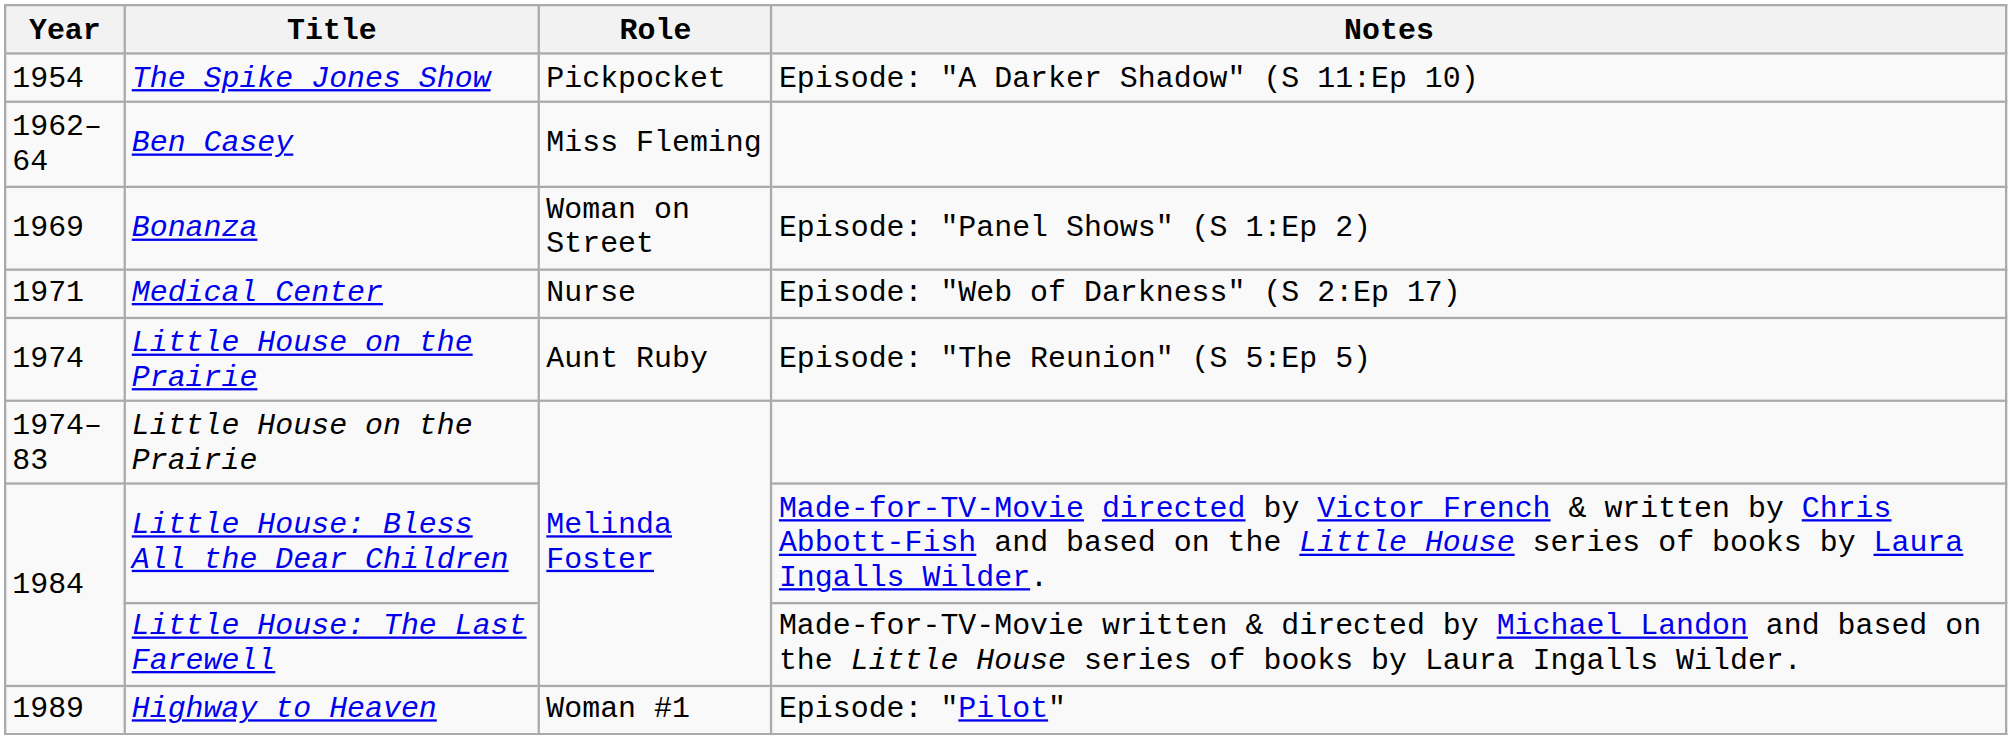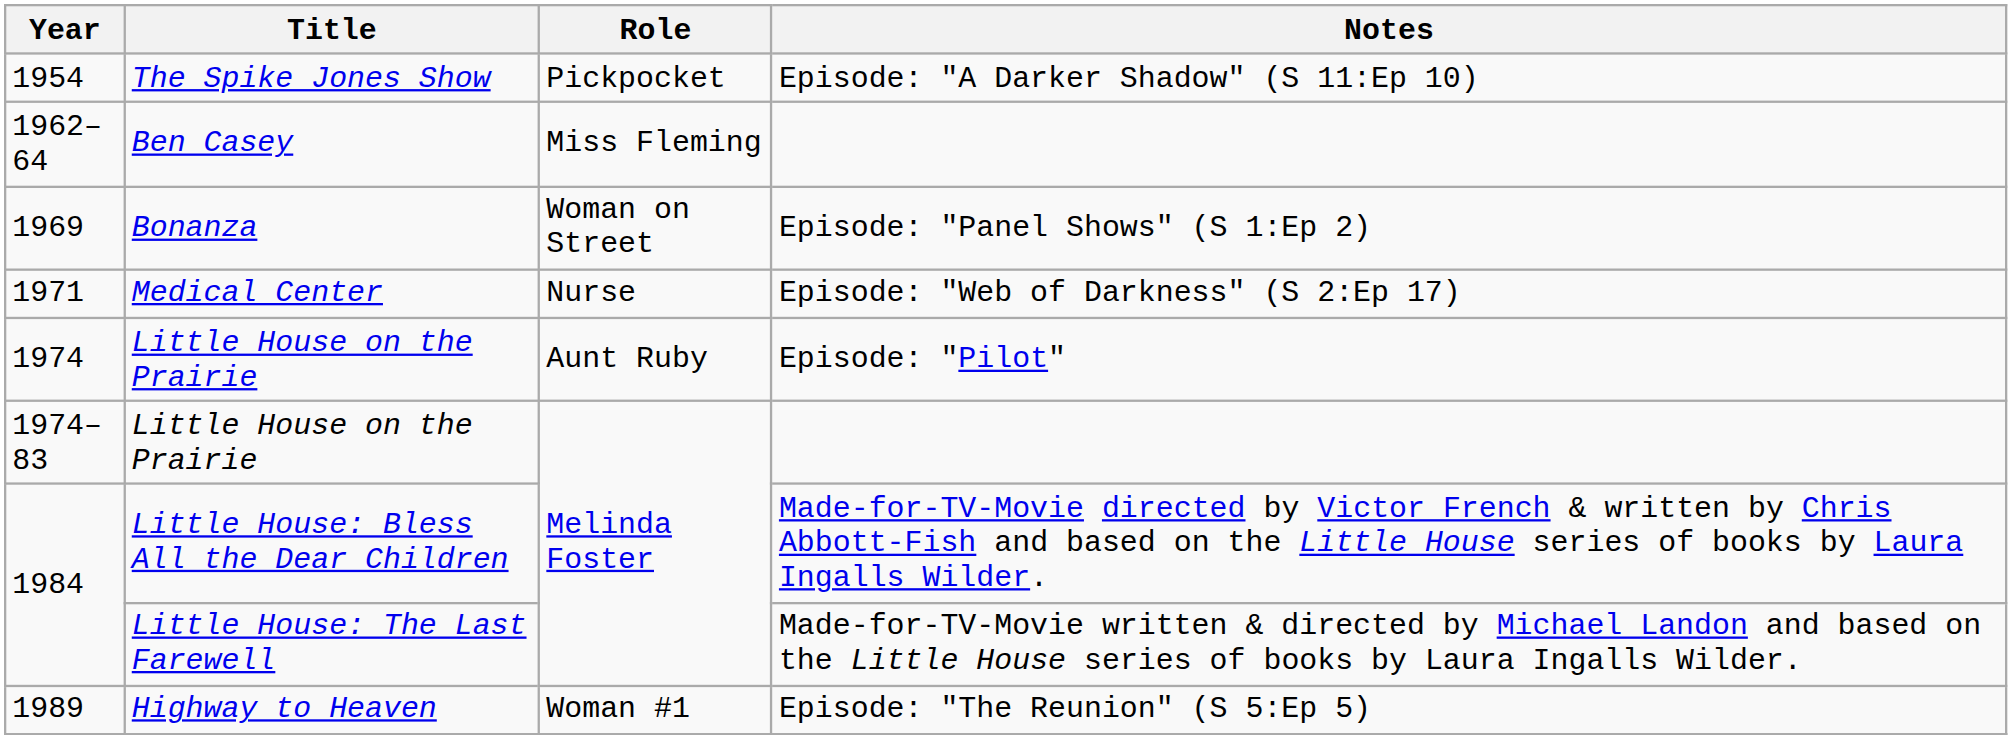(1075, 359) Episode: "The Reunion" (S 5:Ep 5) -> (922, 359) Episode: "Pilot"
(922, 710) Episode: "Pilot" -> (1075, 710) Episode: "The Reunion" (S 5:Ep 5)
